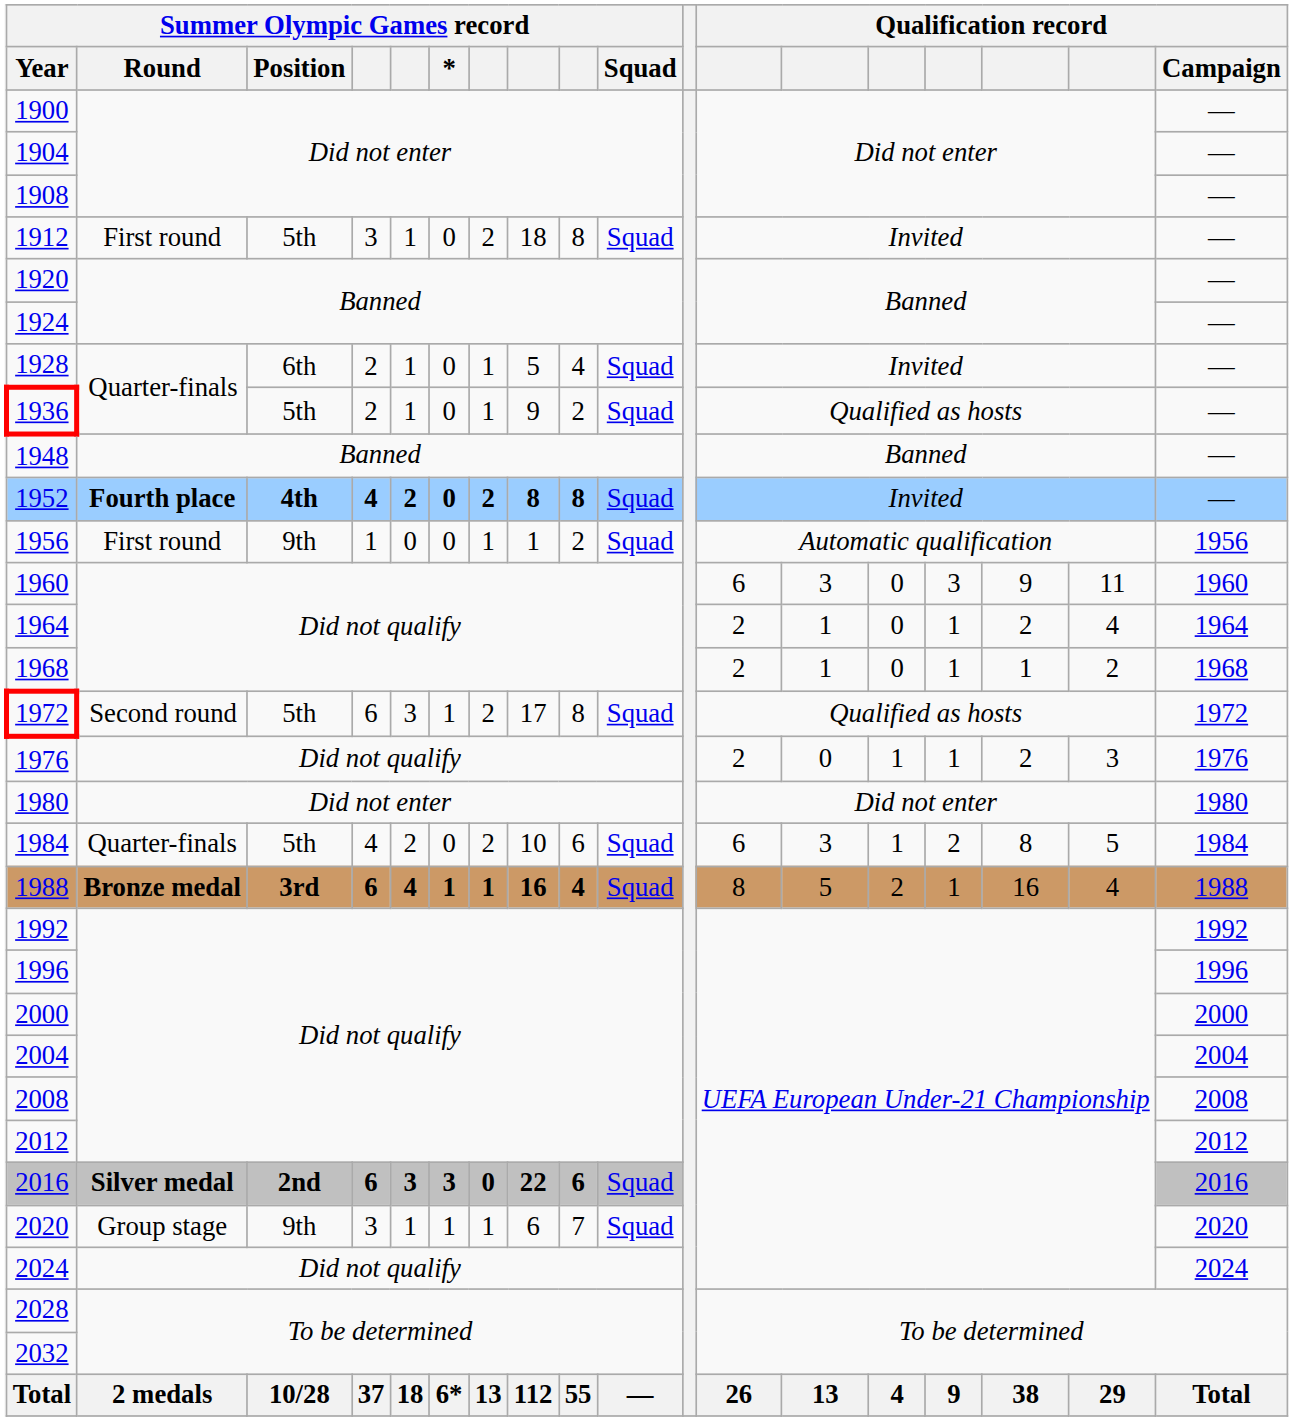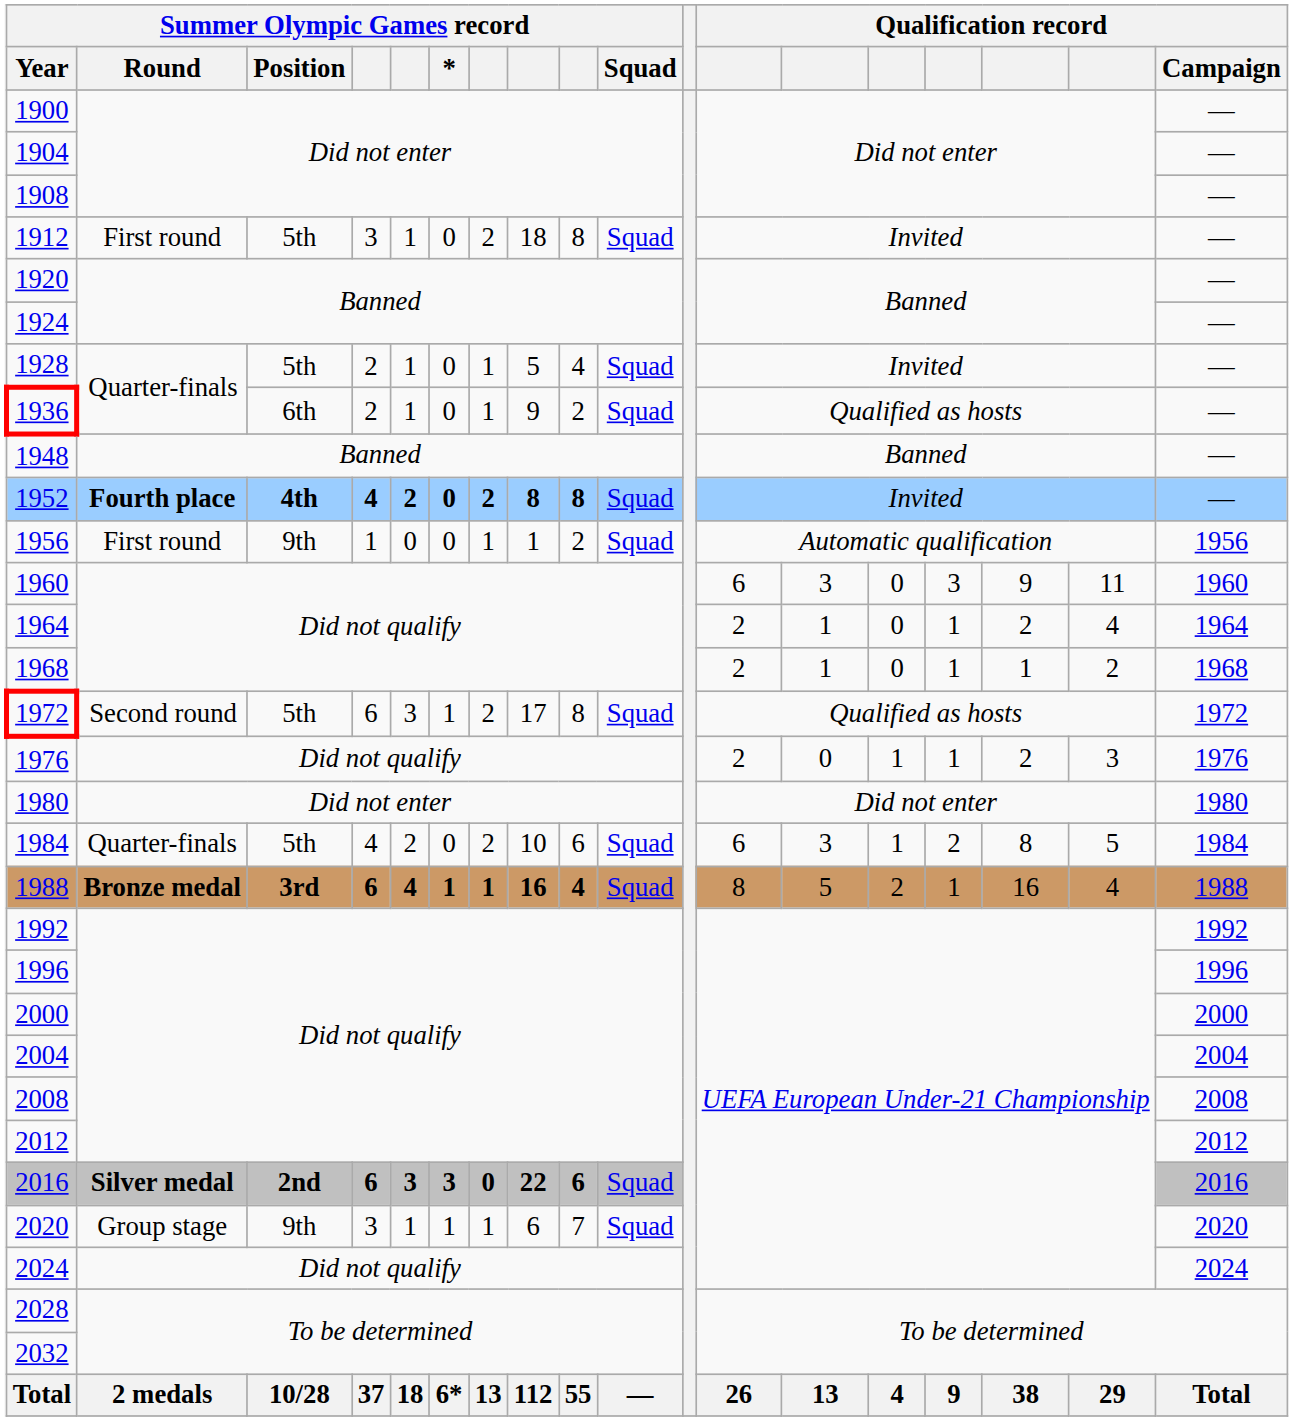(299, 365) 6th -> (299, 365) 5th
(299, 410) 5th -> (299, 410) 6th
